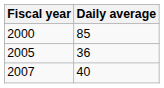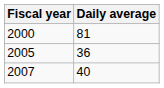(83, 33) 85 -> (83, 33) 81
